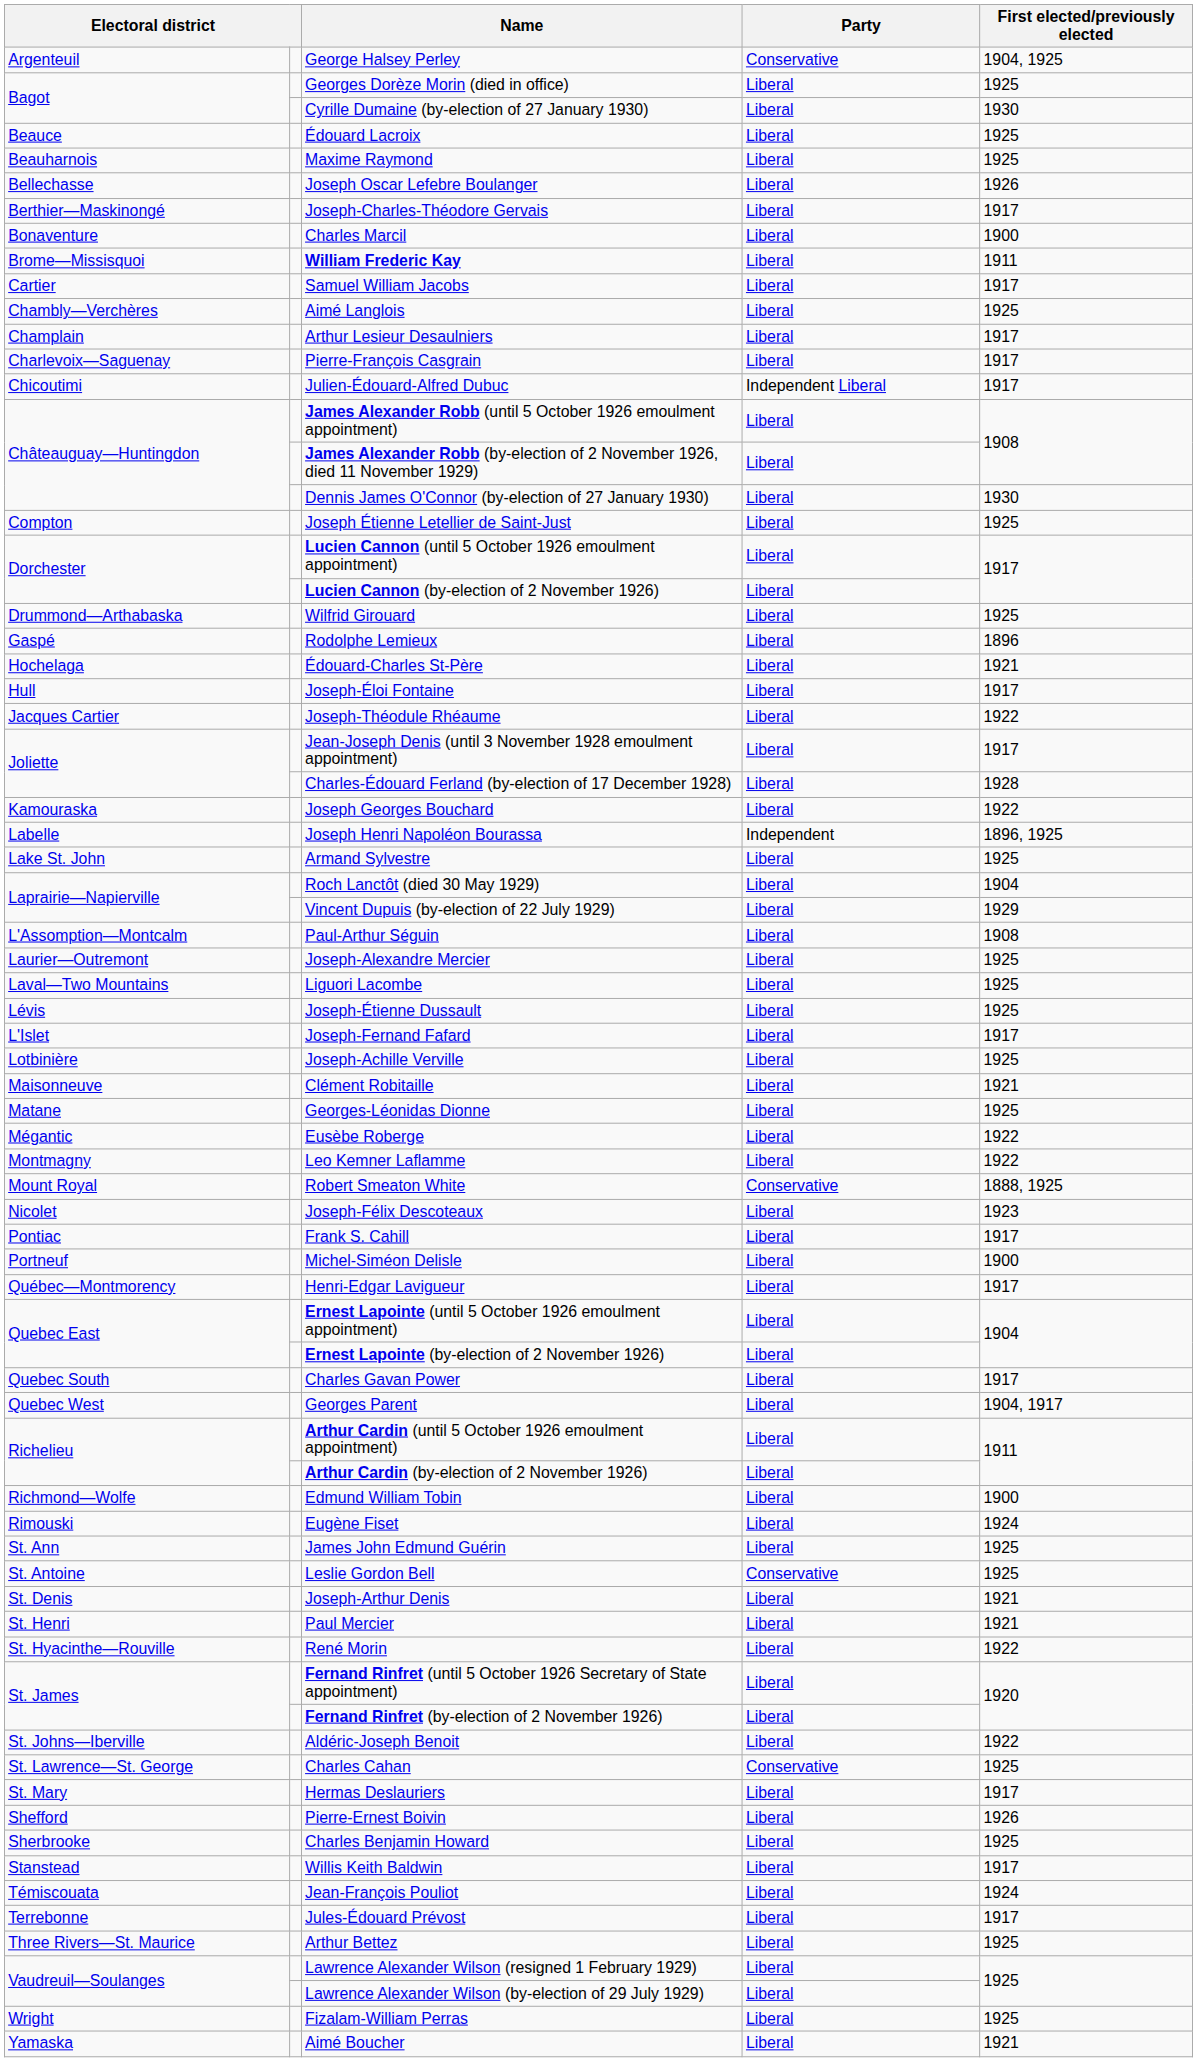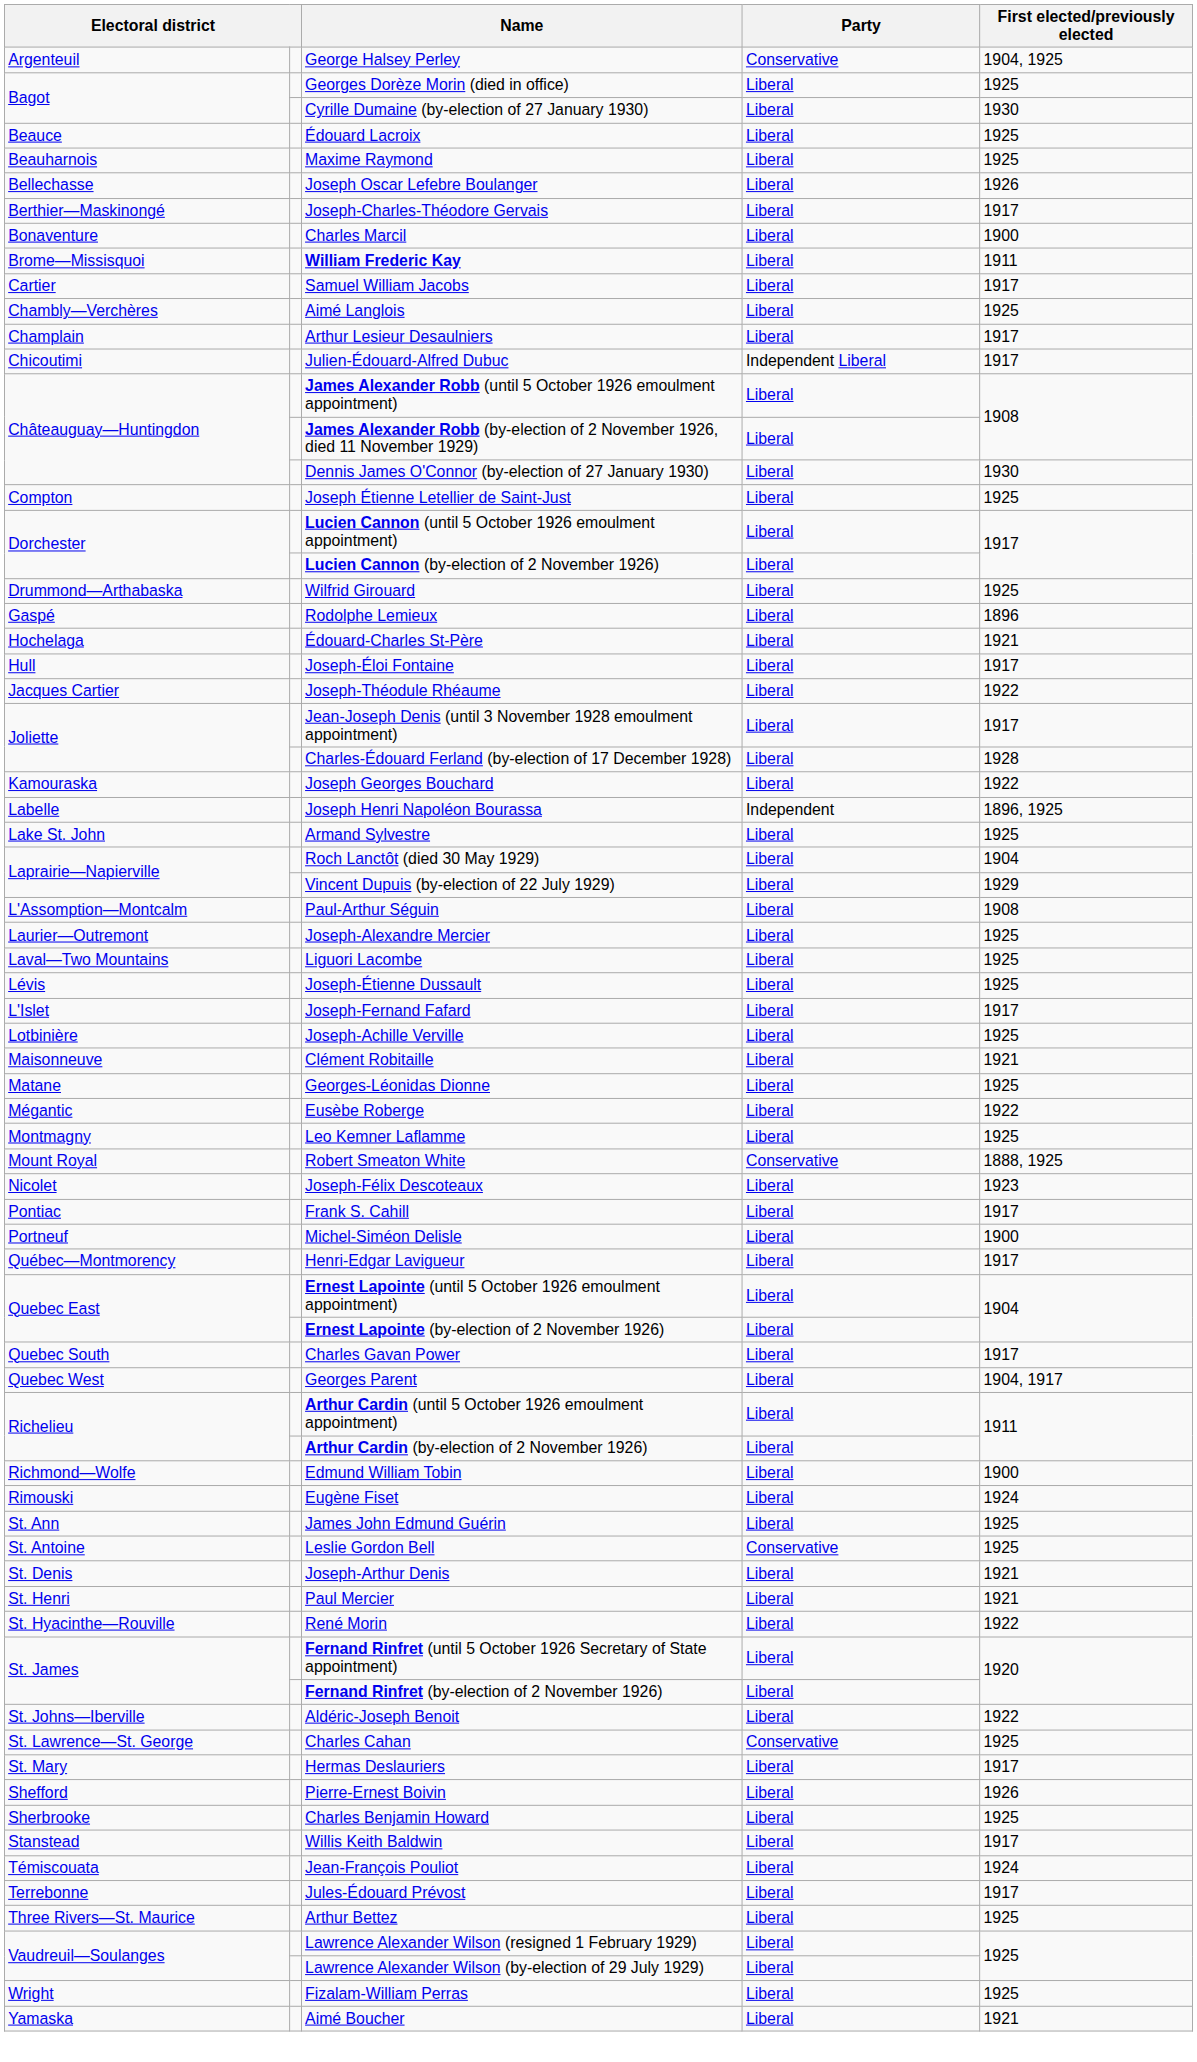- row: (393, 361)
(1001, 1161) 1922 -> (1001, 1136) 1925
